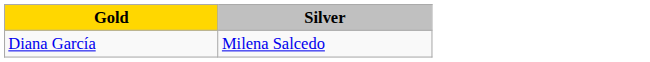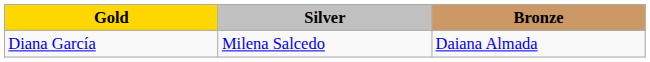+ column: (539, 17)
